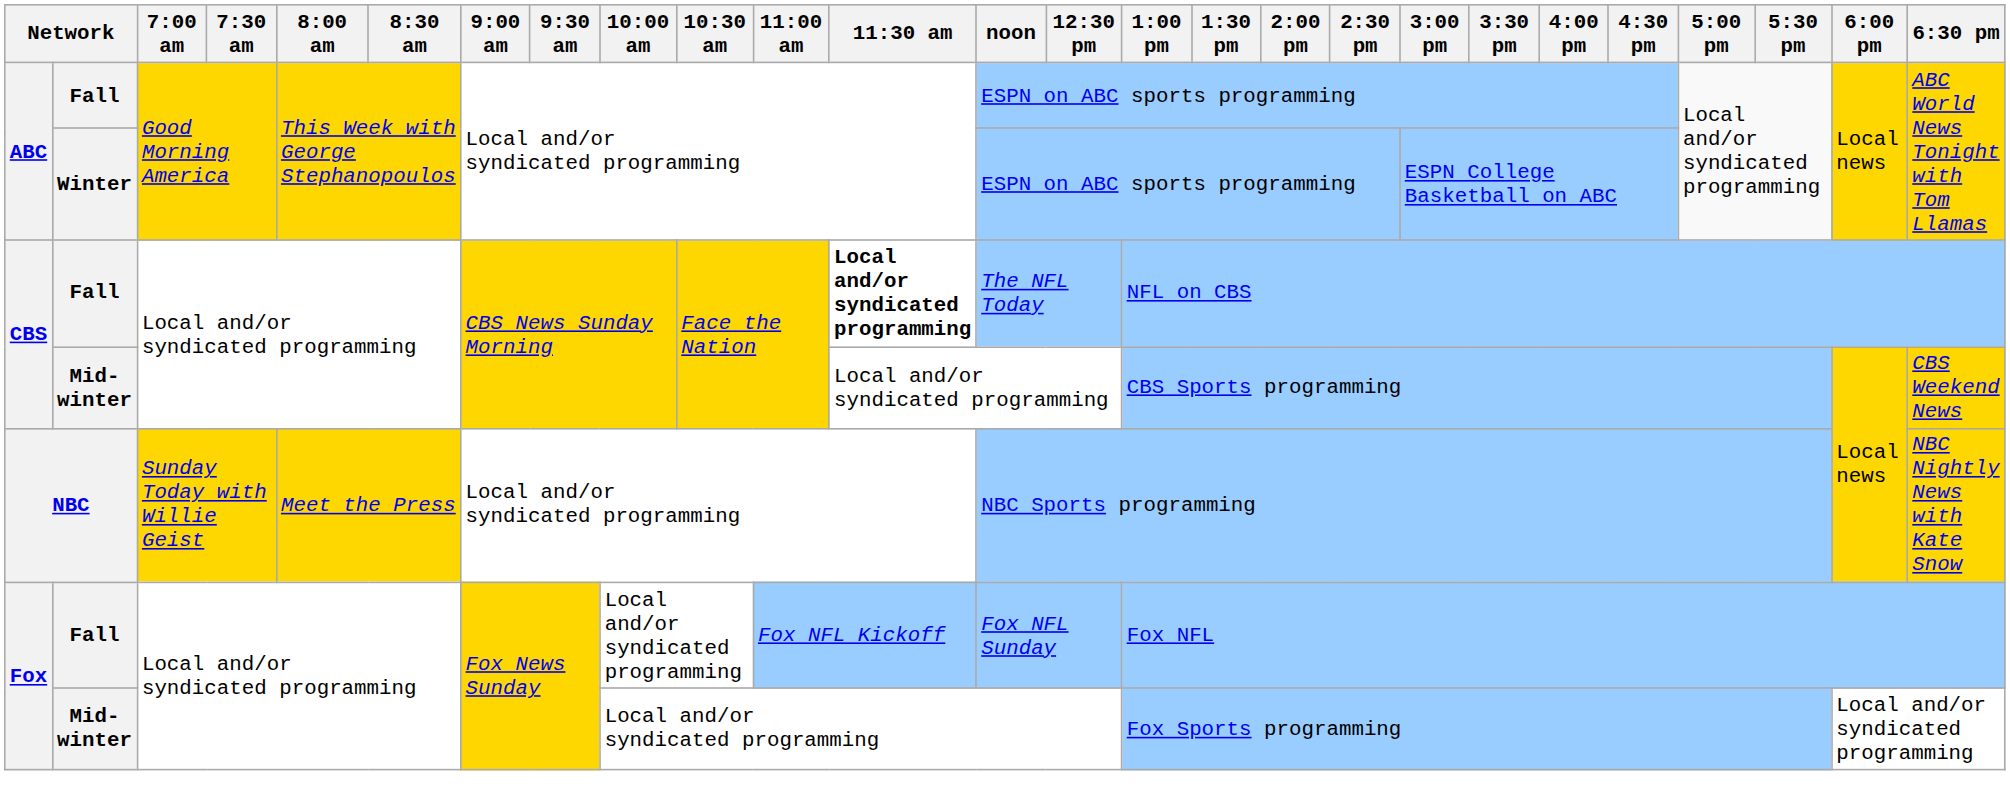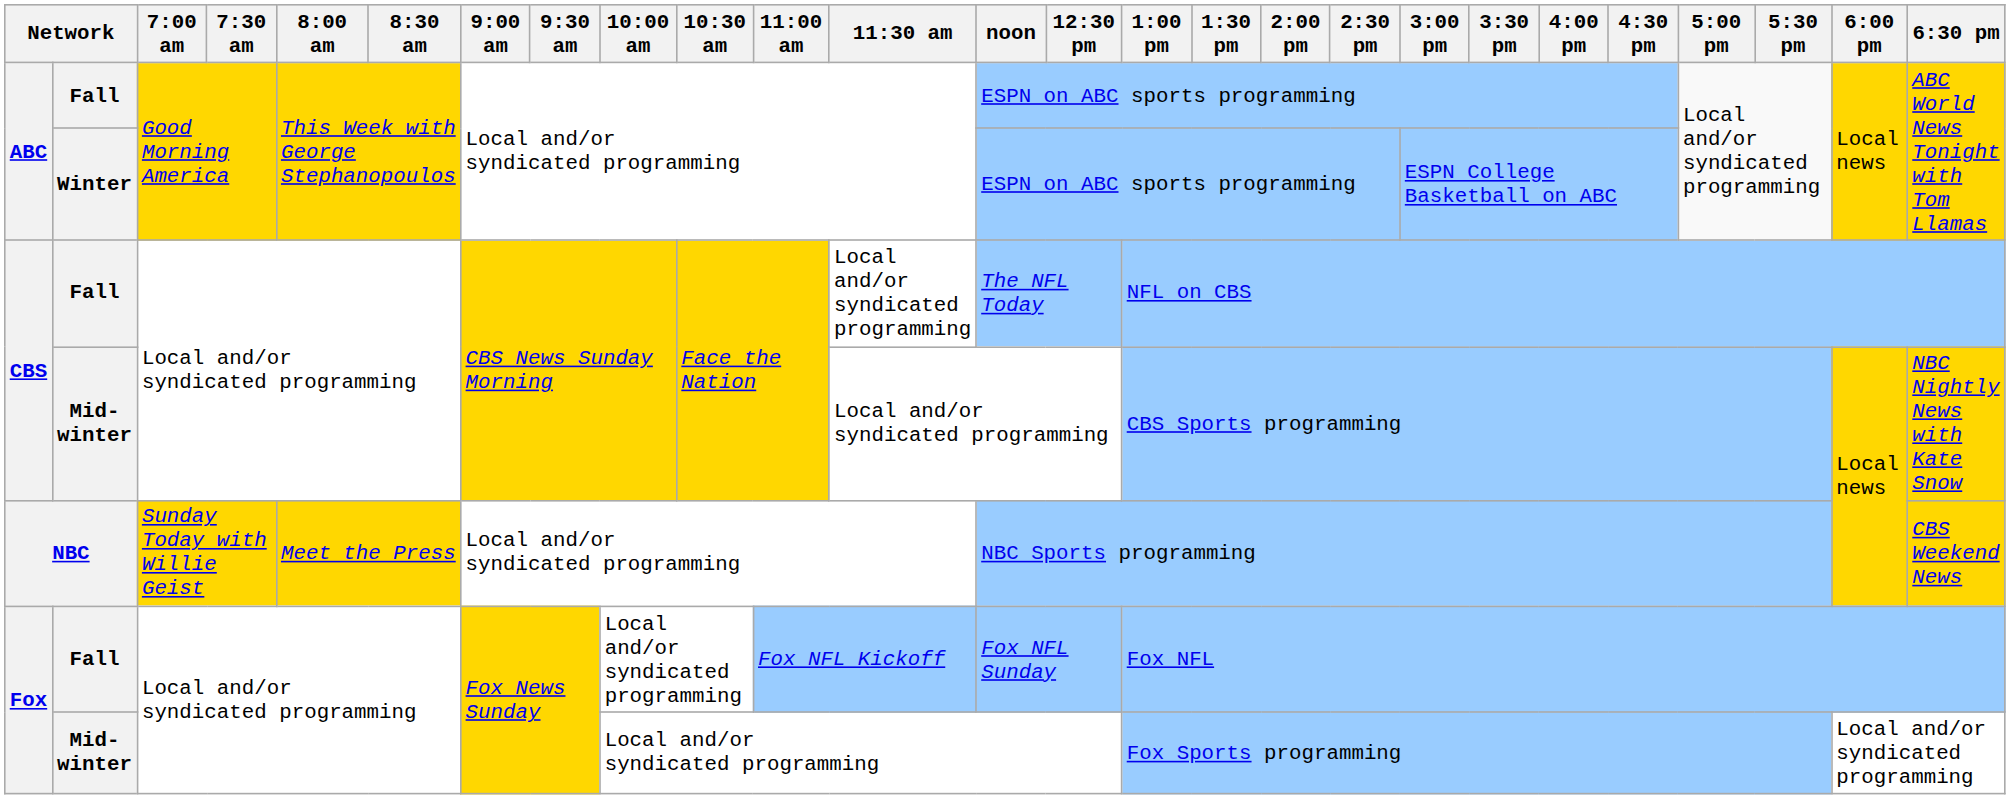(903, 294) bold -> (903, 294) normal
(1956, 387) CBS Weekend News -> (1956, 423) NBC Nightly News with Kate Snow
(1956, 505) NBC Nightly News with Kate Snow -> (1956, 553) CBS Weekend News
